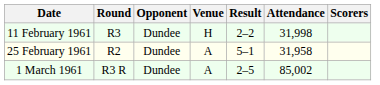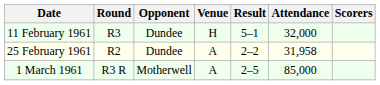(245, 32) 2–2 -> (250, 32) 5–1
(296, 32) 31,998 -> (300, 32) 32,000
(245, 51) 5–1 -> (250, 51) 2–2
(162, 70) Dundee -> (164, 70) Motherwell
(296, 70) 85,002 -> (300, 70) 85,000
